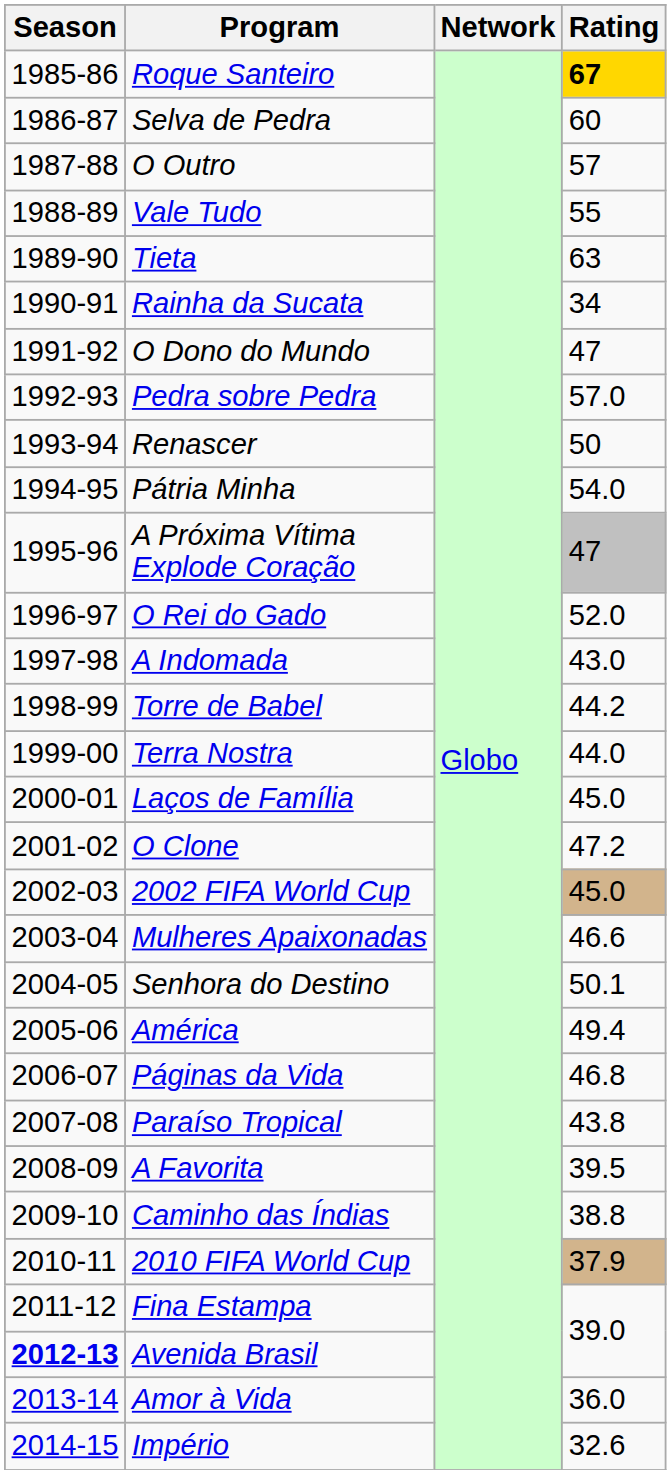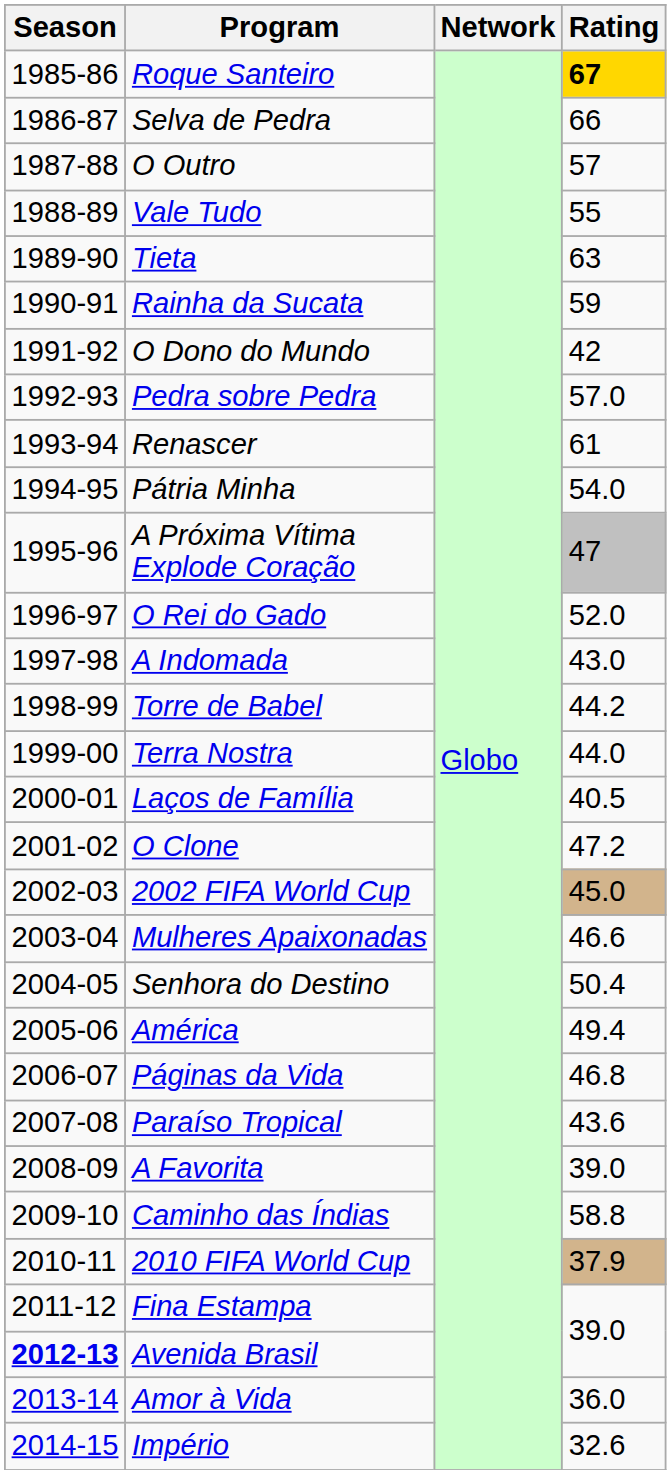(585, 119) 60 -> (585, 119) 66
(585, 304) 34 -> (585, 304) 59
(585, 350) 47 -> (585, 350) 42
(585, 443) 50 -> (585, 443) 61
(597, 799) 45.0 -> (597, 799) 40.5
(597, 984) 50.1 -> (597, 984) 50.4
(597, 1122) 43.8 -> (597, 1122) 43.6
(597, 1168) 39.5 -> (597, 1168) 39.0
(597, 1214) 38.8 -> (597, 1214) 58.8
